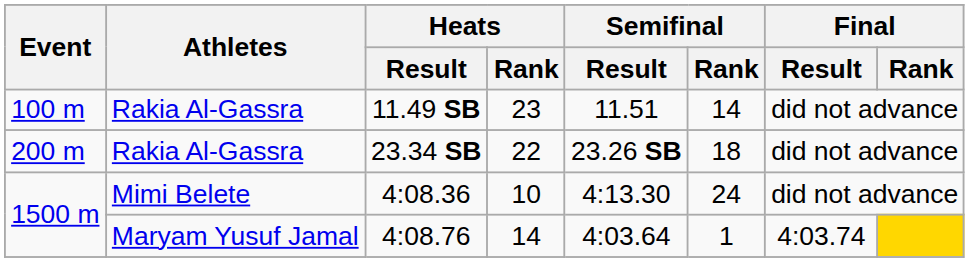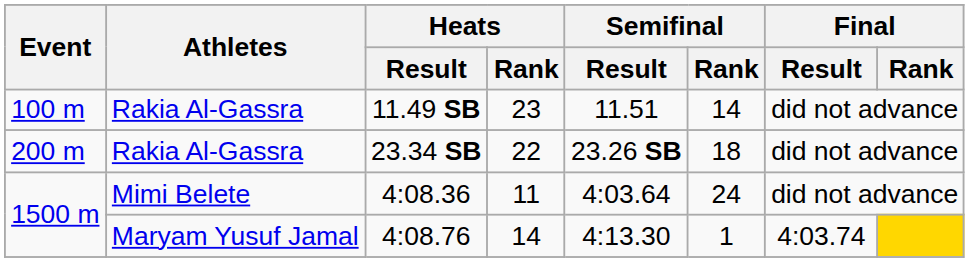(526, 194) 10 -> (526, 194) 11
(626, 194) 4:13.30 -> (626, 194) 4:03.64
(626, 236) 4:03.64 -> (626, 236) 4:13.30
